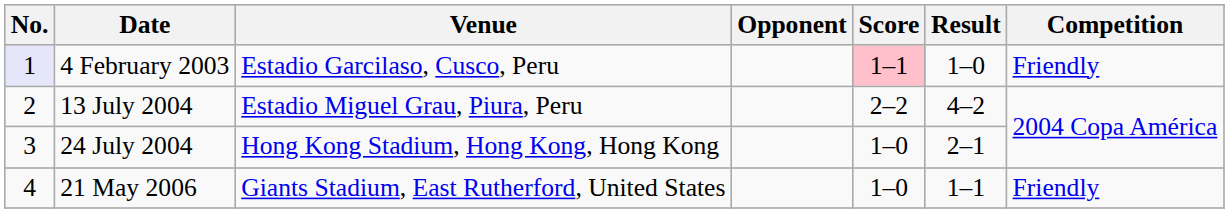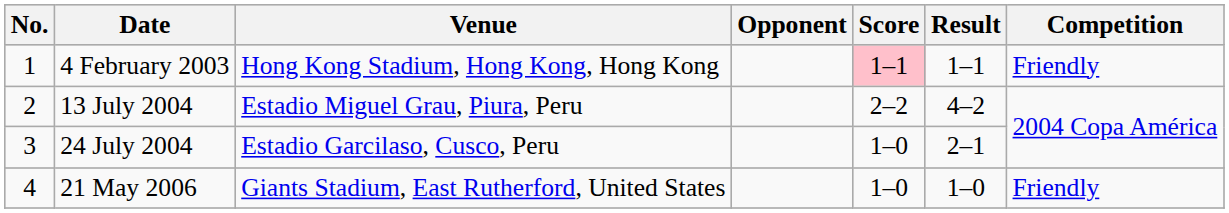(30, 65) lavender background -> (30, 65) no background
(400, 65) Estadio Garcilaso, Cusco, Peru -> (480, 65) Hong Kong Stadium, Hong Kong, Hong Kong
(966, 65) 1–0 -> (966, 65) 1–1
(480, 146) Hong Kong Stadium, Hong Kong, Hong Kong -> (400, 146) Estadio Garcilaso, Cusco, Peru
(966, 187) 1–1 -> (966, 187) 1–0
